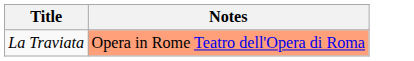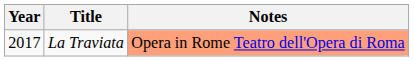+ column: (24, 17)
